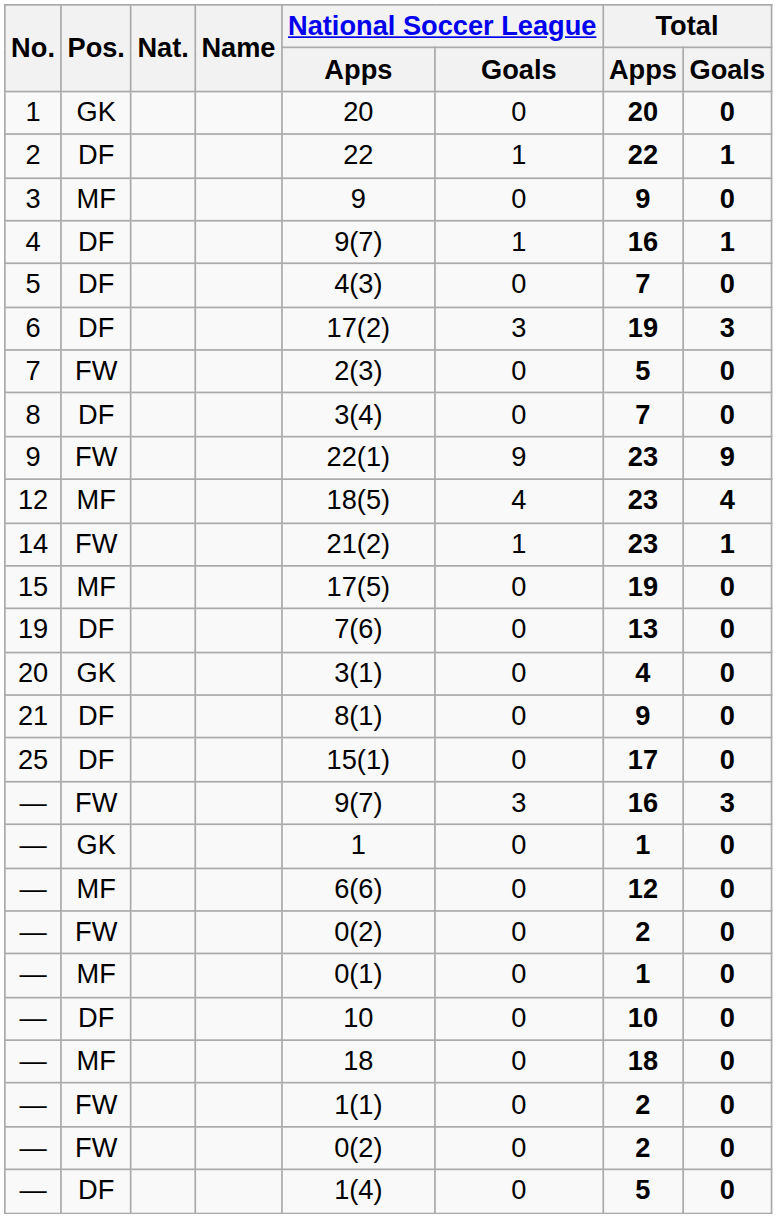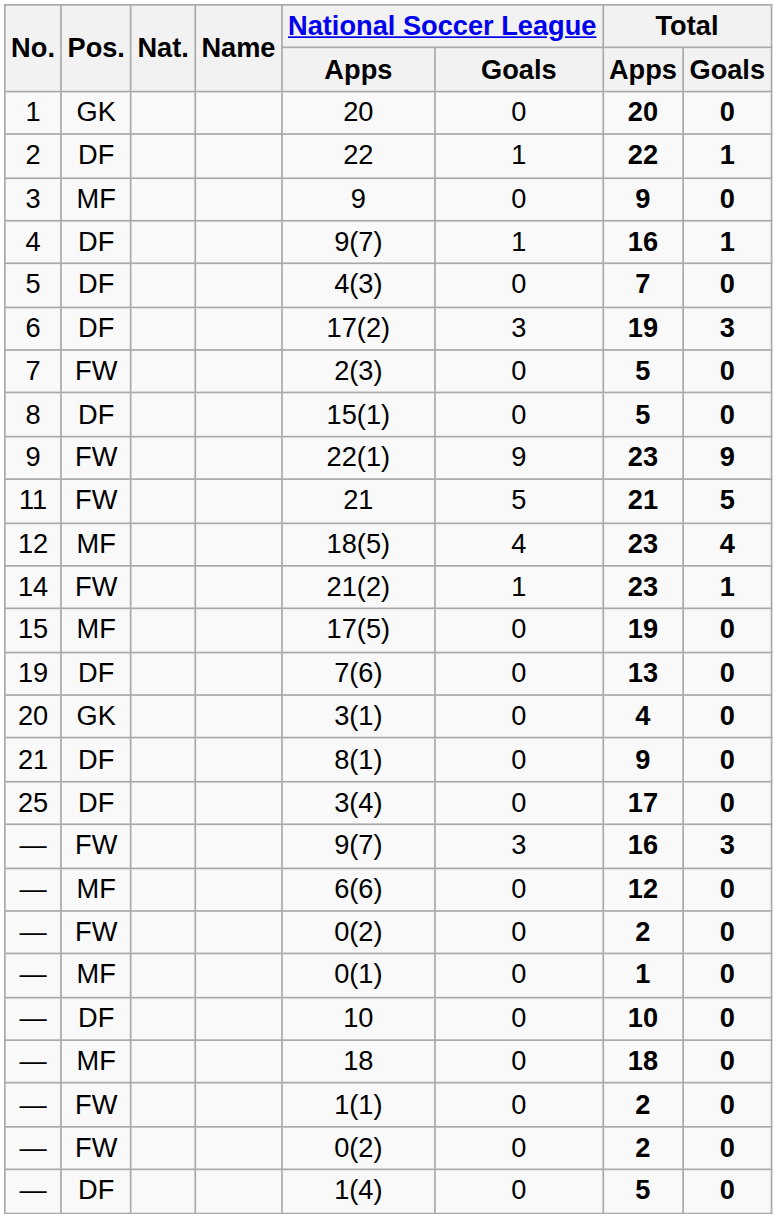(358, 414) 3(4) -> (358, 414) 15(1)
(643, 414) 7 -> (643, 414) 5
+ row: (33, 500)
(358, 759) 15(1) -> (358, 802) 3(4)
- row: (33, 845)
